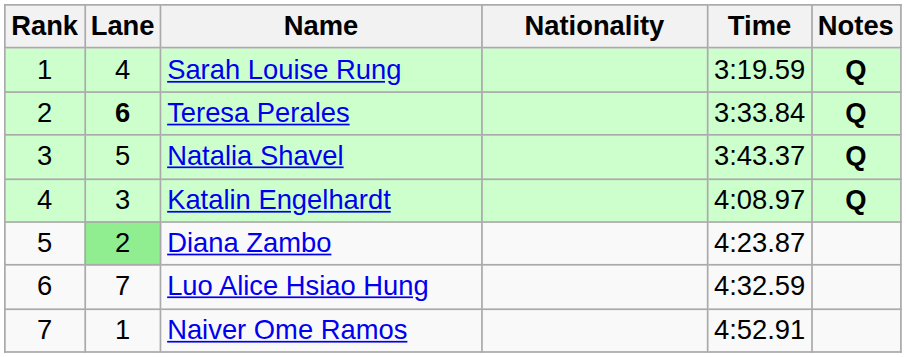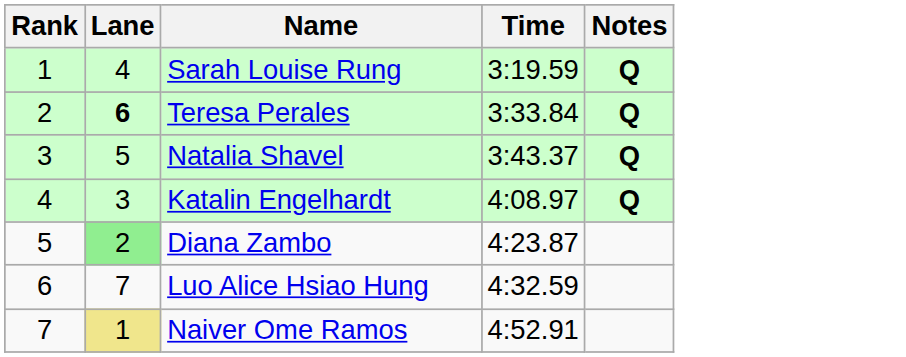- column: (594, 26)
(123, 329) no background -> (123, 329) khaki background
